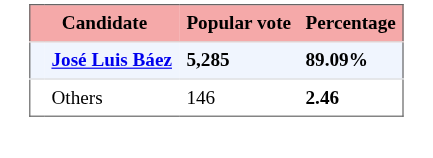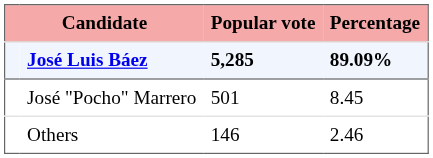+ row: (112, 97)
(322, 97) bold -> (347, 134) normal
